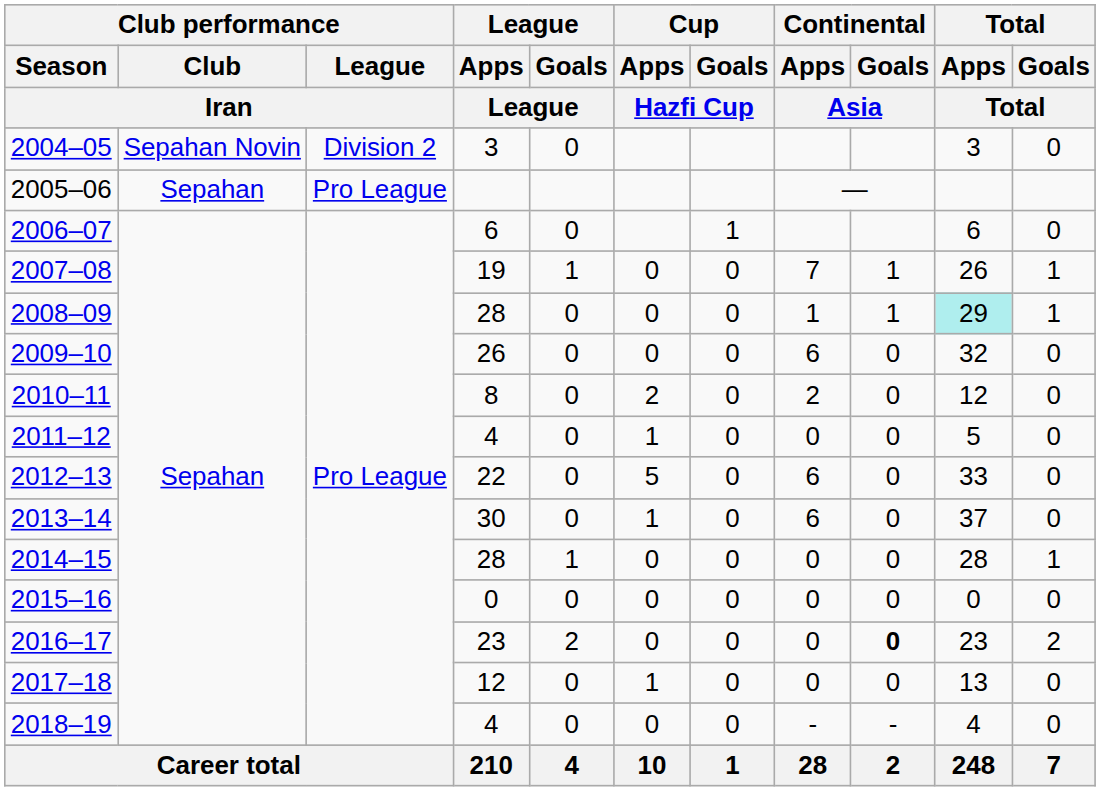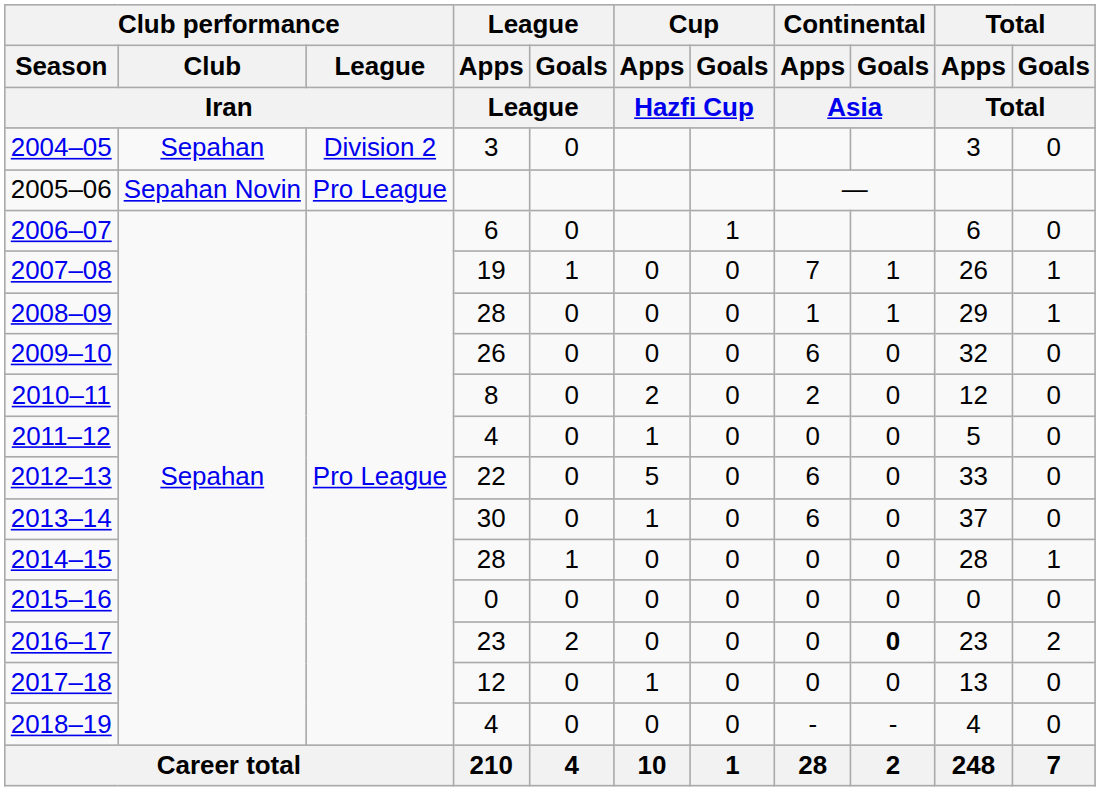(212, 148) Sepahan Novin -> (212, 148) Sepahan
(212, 189) Sepahan -> (212, 189) Sepahan Novin
(973, 312) paleturquoise background -> (973, 312) no background
